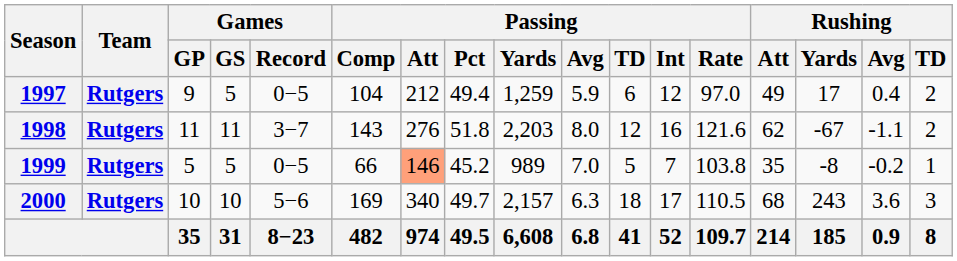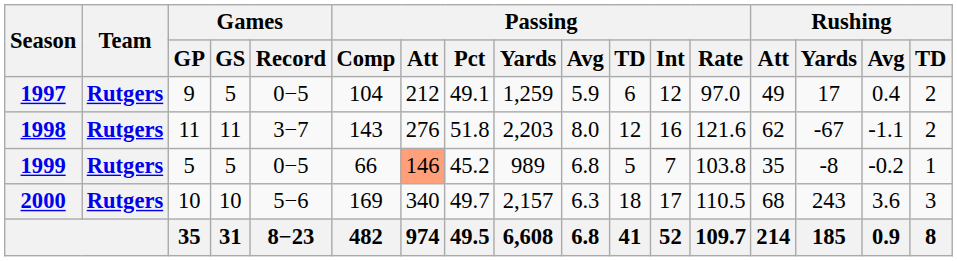(470, 93) 49.4 -> (470, 93) 49.1
(585, 165) 7.0 -> (585, 165) 6.8
